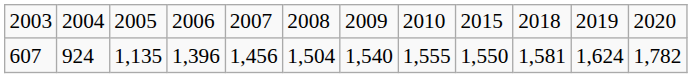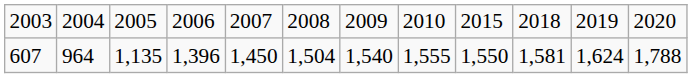(78, 55) 924 -> (78, 55) 964
(254, 55) 1,456 -> (254, 55) 1,450
(657, 55) 1,782 -> (657, 55) 1,788
